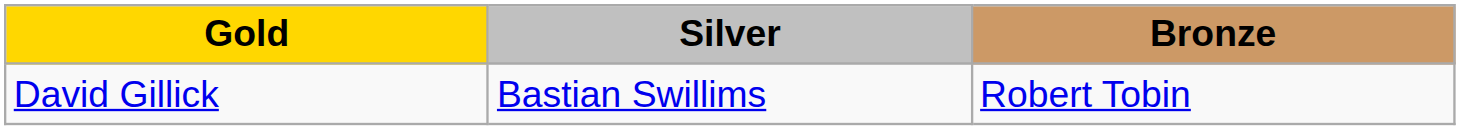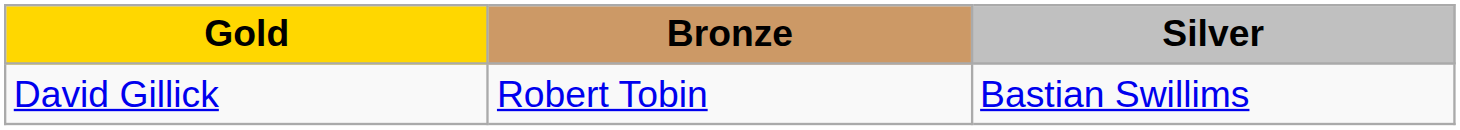columns swapped: (730, 34) <-> (1213, 34)
